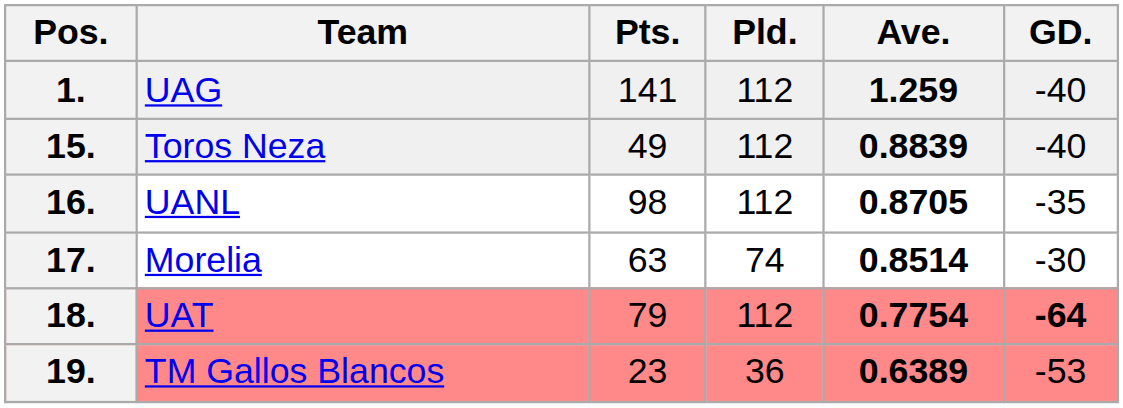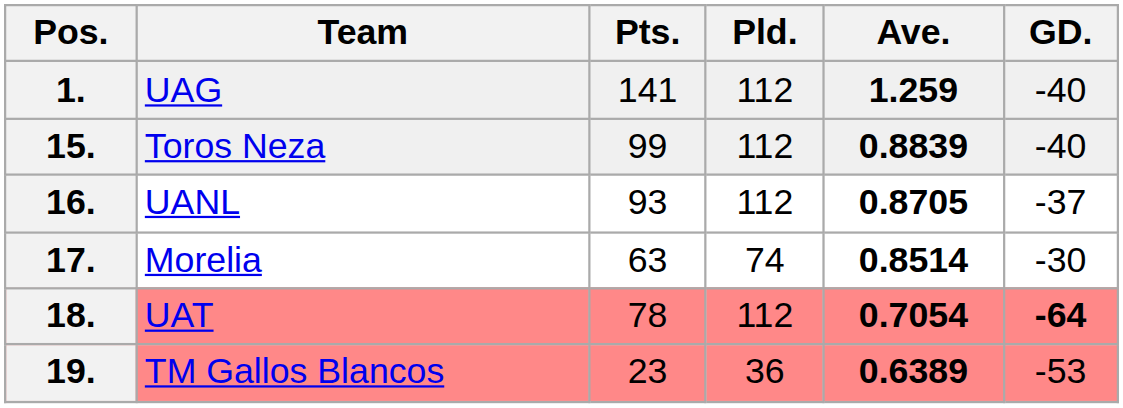(648, 145) 49 -> (648, 145) 99
(648, 202) 98 -> (648, 202) 93
(1061, 202) -35 -> (1061, 202) -37
(648, 315) 79 -> (648, 315) 78
(913, 315) 0.7754 -> (913, 315) 0.7054
